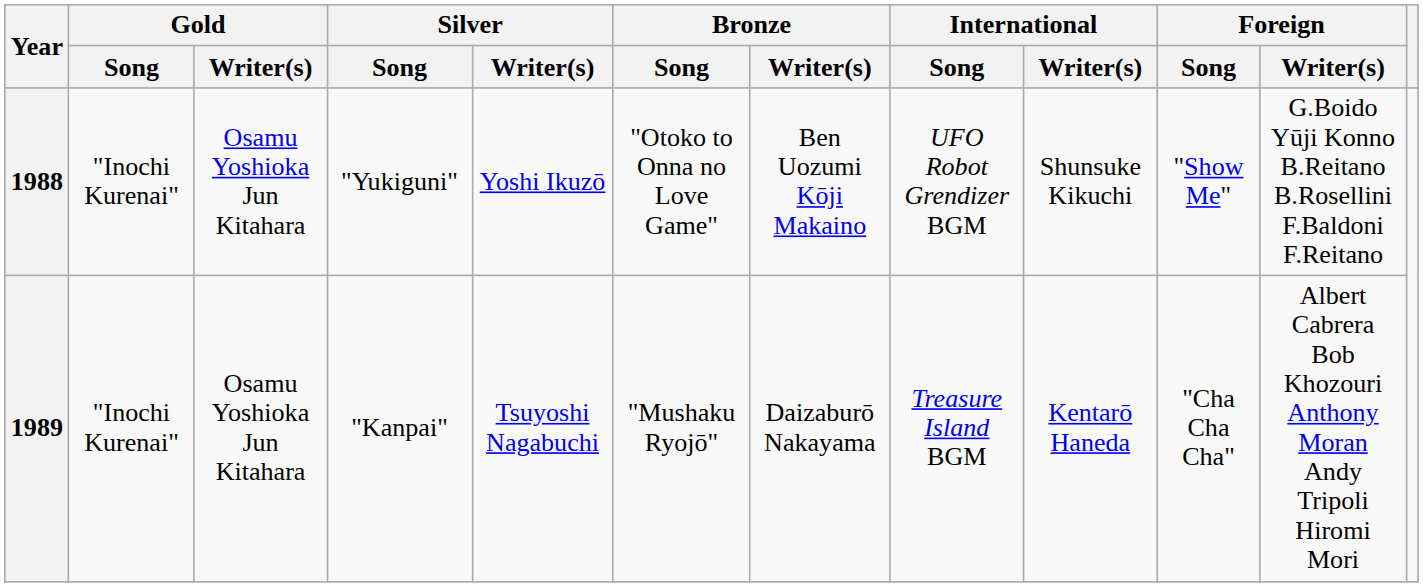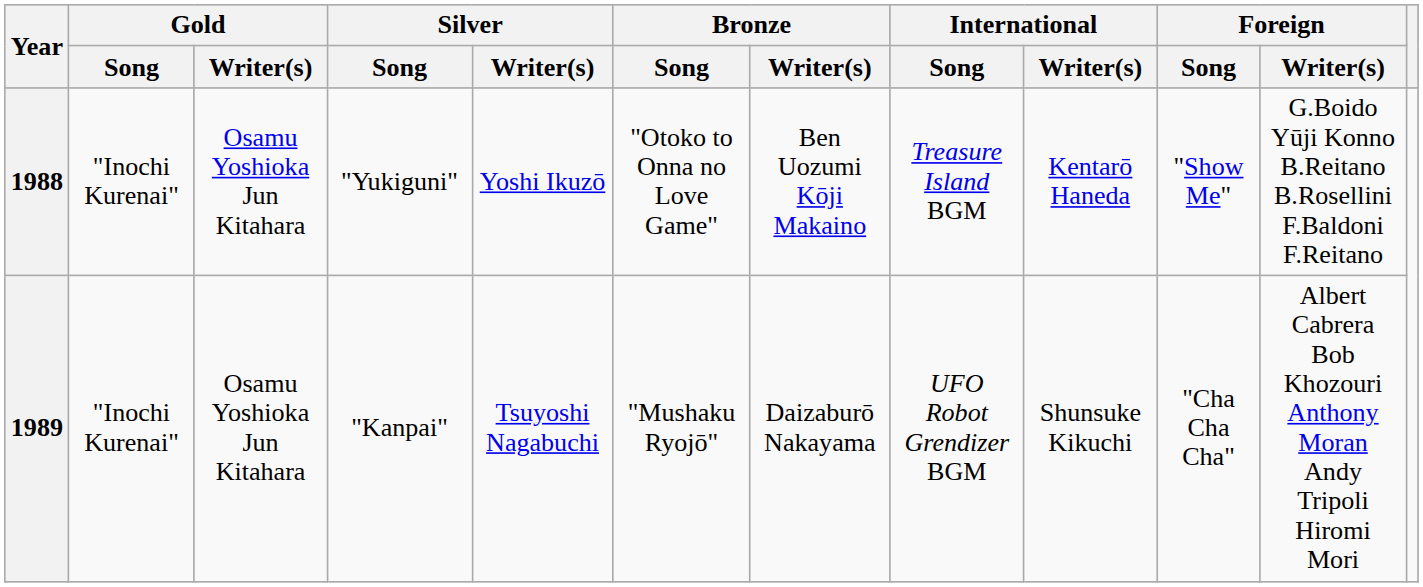(957, 181) UFO Robot Grendizer BGM -> (957, 181) Treasure Island BGM
(1090, 181) Shunsuke Kikuchi -> (1090, 181) Kentarō Haneda
(957, 427) Treasure Island BGM -> (957, 427) UFO Robot Grendizer BGM
(1090, 427) Kentarō Haneda -> (1090, 427) Shunsuke Kikuchi
